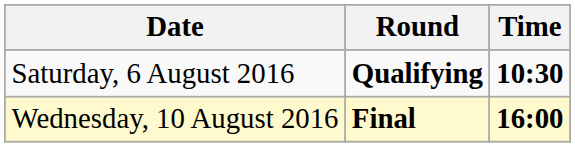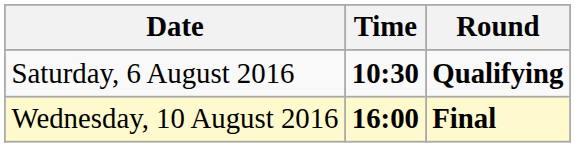columns swapped: (530, 27) <-> (417, 27)
